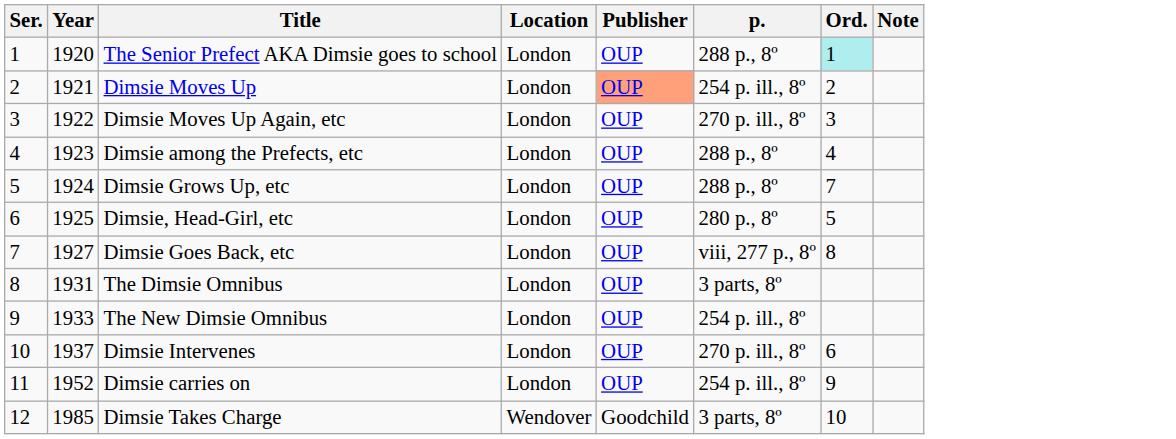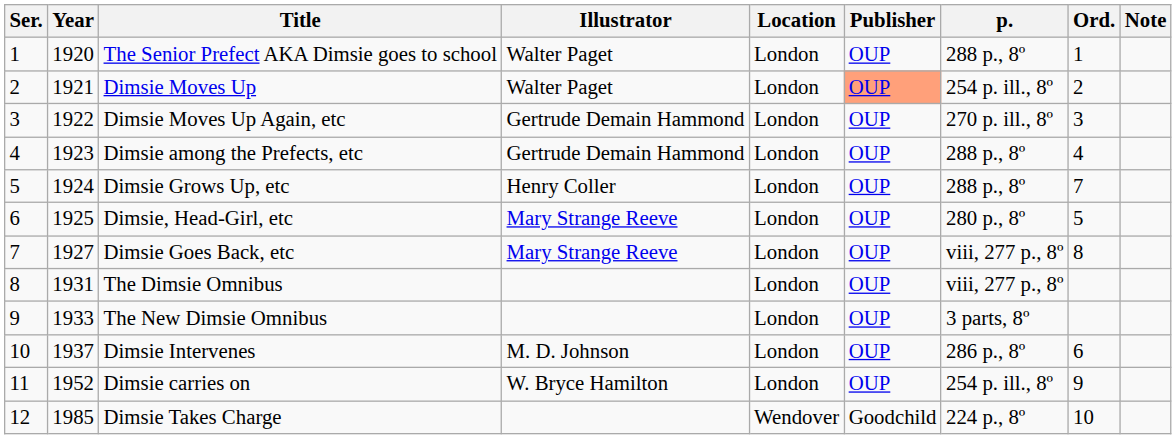+ column: (626, 20)
(831, 53) paleturquoise background -> (1078, 53) no background
(740, 284) 3 parts, 8º -> (1005, 284) viii, 277 p., 8º
(752, 317) 254 p. ill., 8º -> (988, 317) 3 parts, 8º
(752, 350) 270 p. ill., 8º -> (986, 350) 286 p., 8º
(740, 416) 3 parts, 8º -> (986, 416) 224 p., 8º
